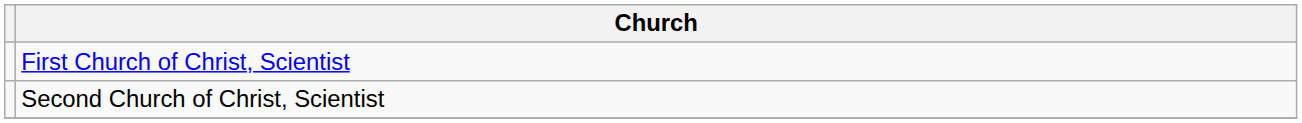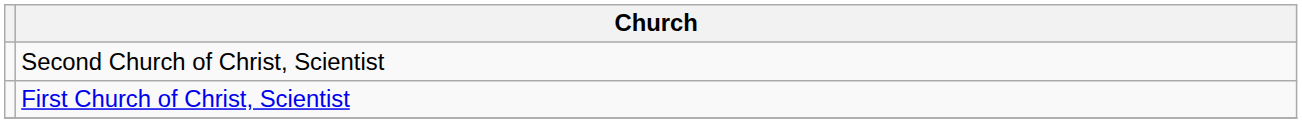rows swapped: (186, 61) <-> (203, 99)
